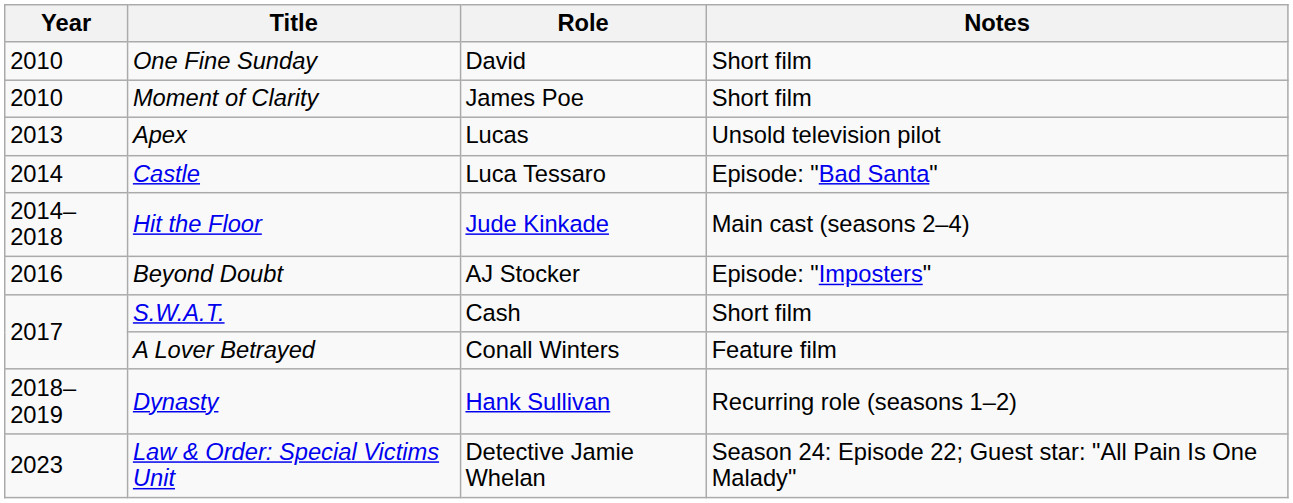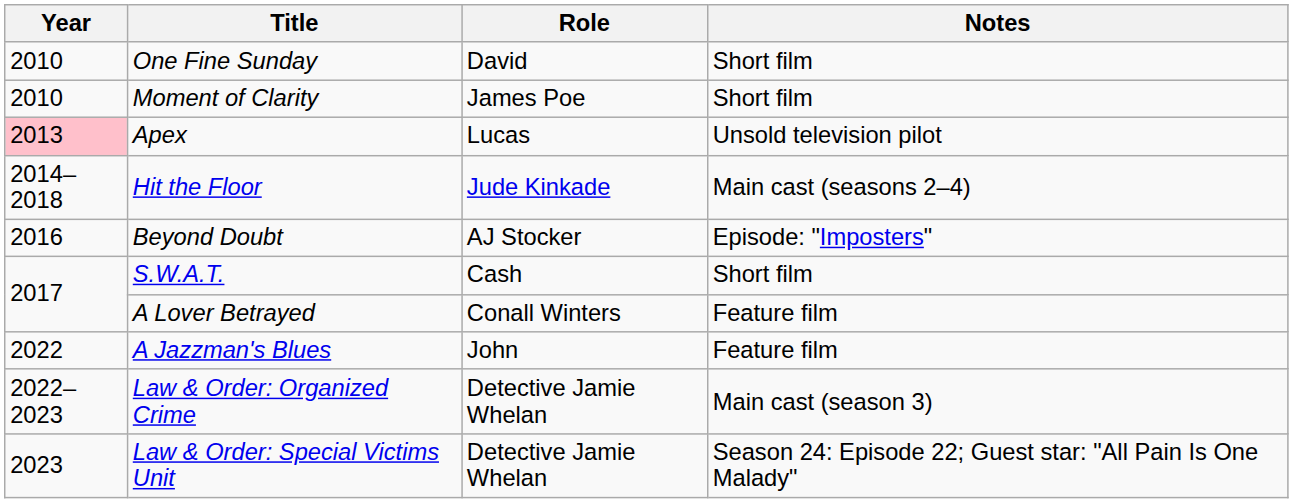(37, 135) no background -> (37, 135) pink background
- row: (166, 173)
- row: (176, 401)
+ row: (232, 350)
+ row: (260, 401)
